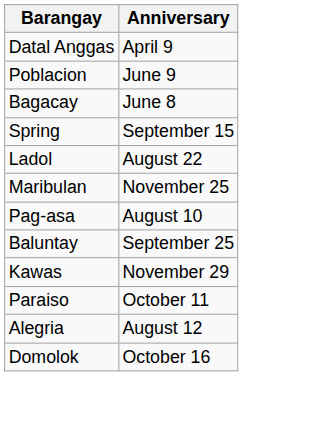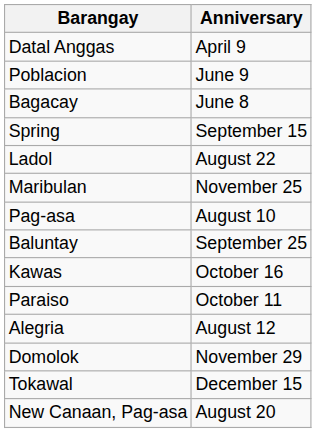(176, 272) November 29 -> (239, 272) October 16
(166, 356) October 16 -> (249, 356) November 29
+ row: (41, 384)
+ row: (98, 412)
